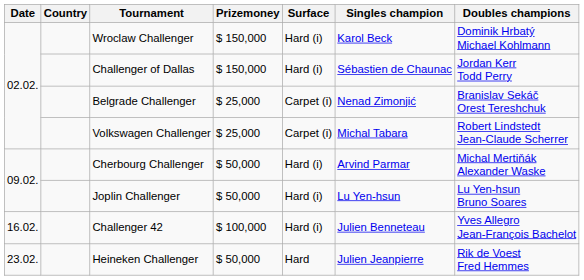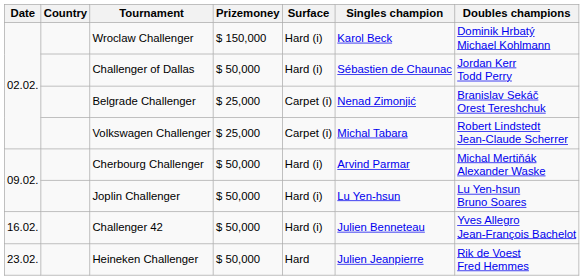(241, 69) $ 150,000 -> (238, 69) $ 50,000
(241, 227) $ 100,000 -> (238, 227) $ 50,000
